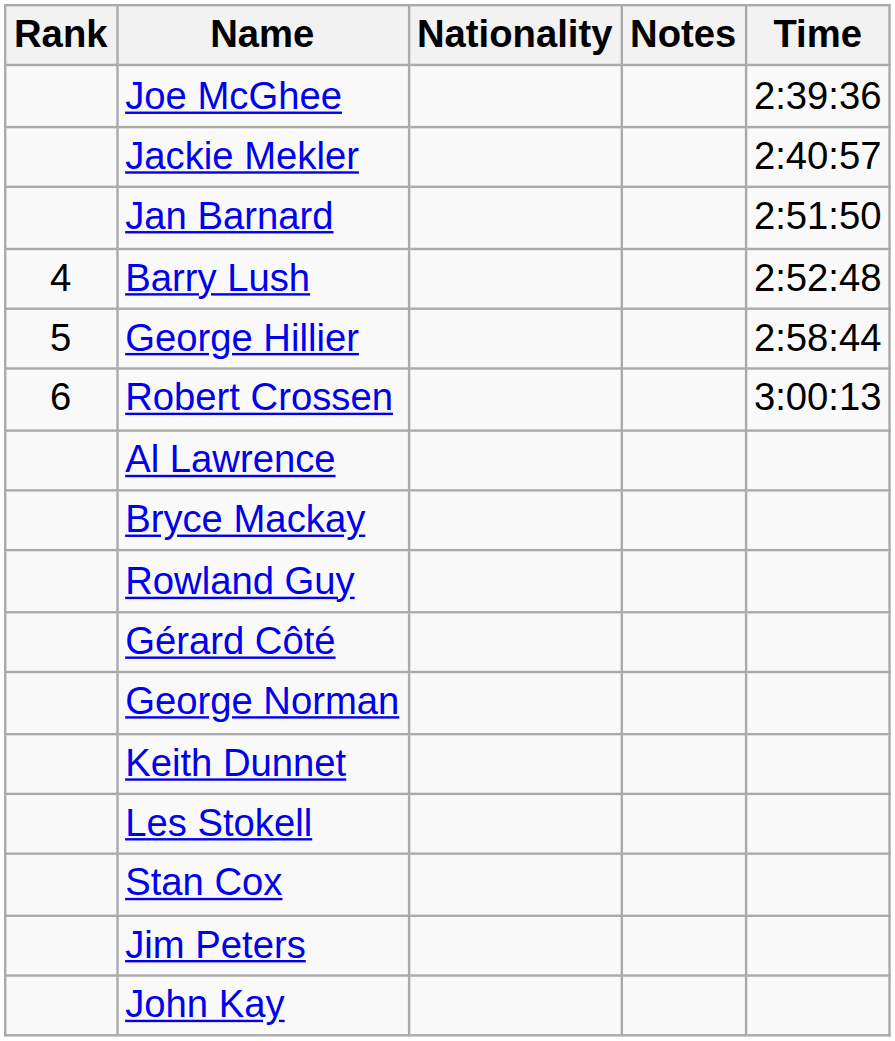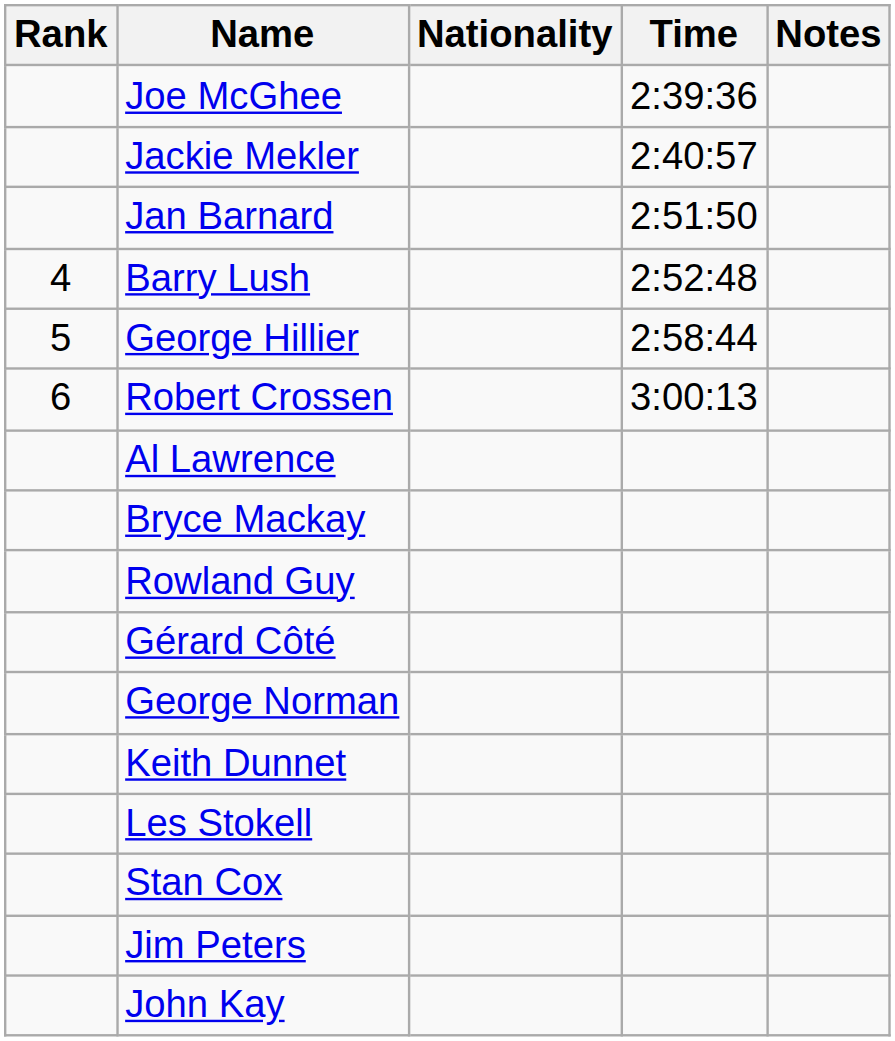columns swapped: (818, 34) <-> (683, 34)
